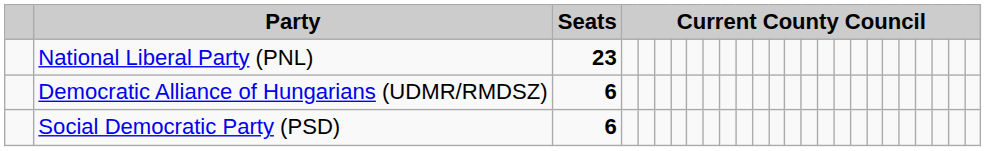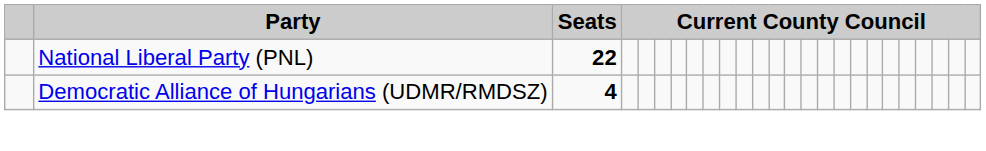(604, 57) 23 -> (604, 57) 22
(611, 92) 6 -> (611, 92) 4
- row: (189, 127)
